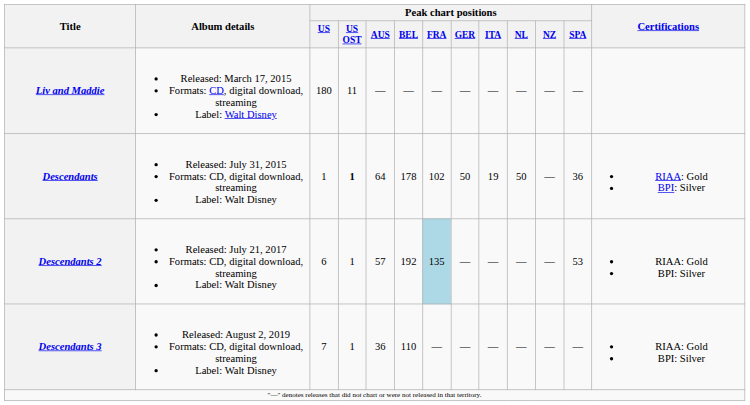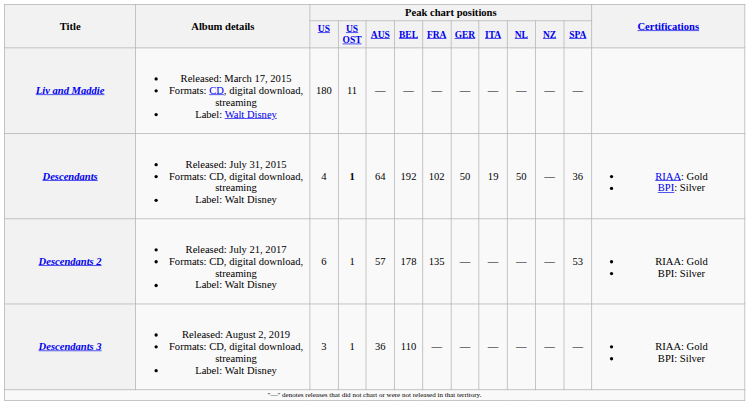(324, 176) 1 -> (324, 176) 4
(408, 176) 178 -> (408, 176) 192
(408, 261) 192 -> (408, 261) 178
(437, 261) lightblue background -> (437, 261) no background
(324, 346) 7 -> (324, 346) 3
